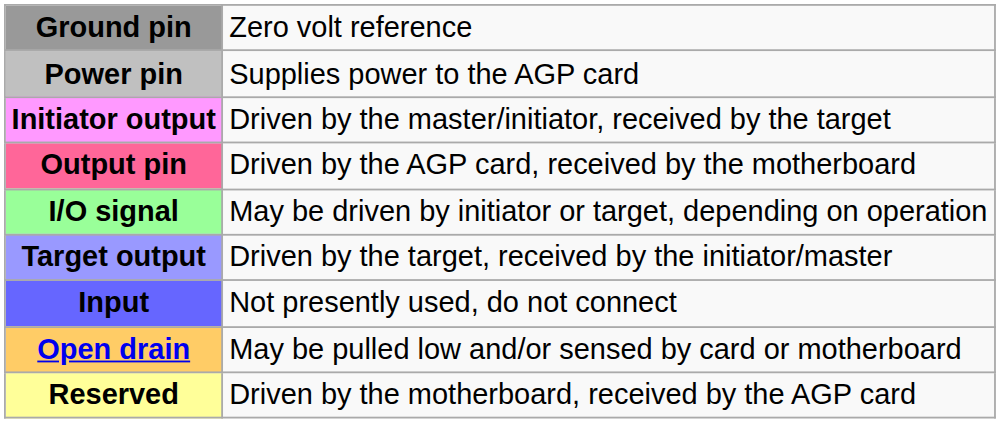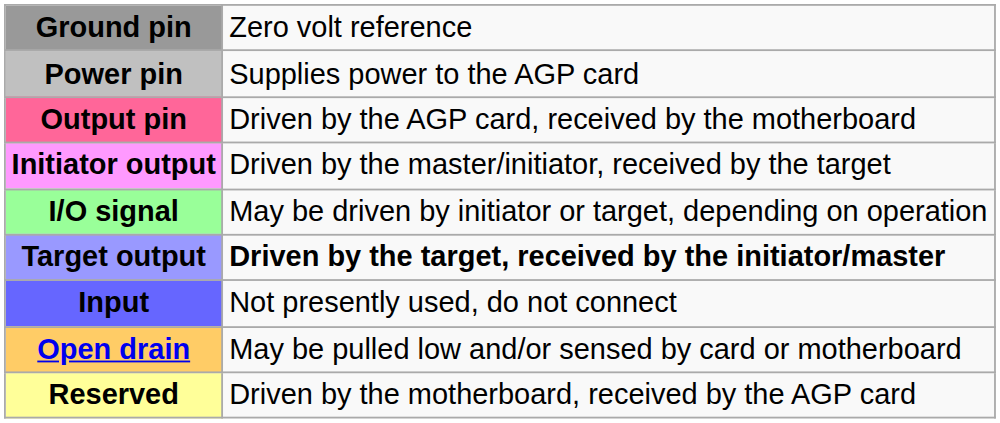rows swapped: (114, 165) <-> (114, 119)
(561, 257) normal -> (587, 257) bold
